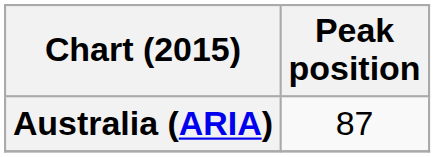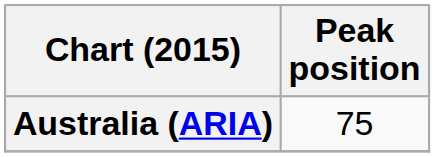(355, 123) 87 -> (355, 123) 75
